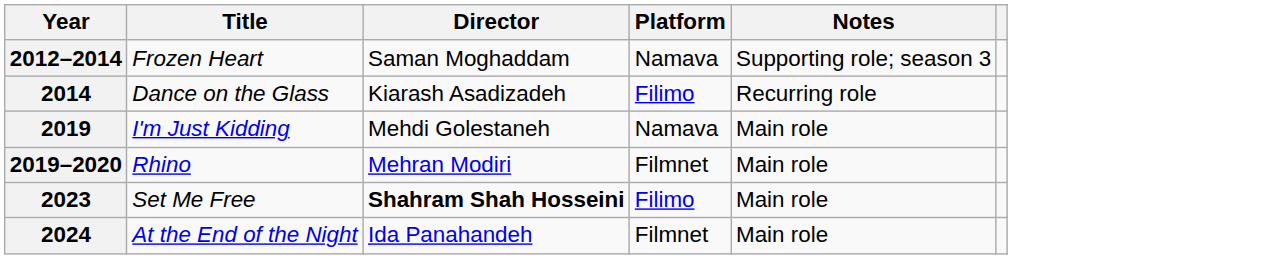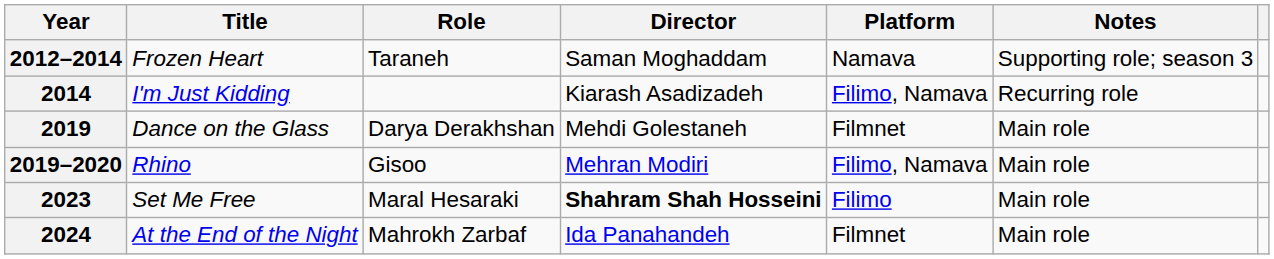+ column: (461, 22)
(231, 93) Dance on the Glass -> (211, 93) I'm Just Kidding
(665, 93) Filimo -> (910, 93) Filimo, Namava
(211, 128) I'm Just Kidding -> (231, 128) Dance on the Glass
(677, 128) Namava -> (869, 128) Filmnet
(672, 164) Filmnet -> (910, 164) Filimo, Namava
